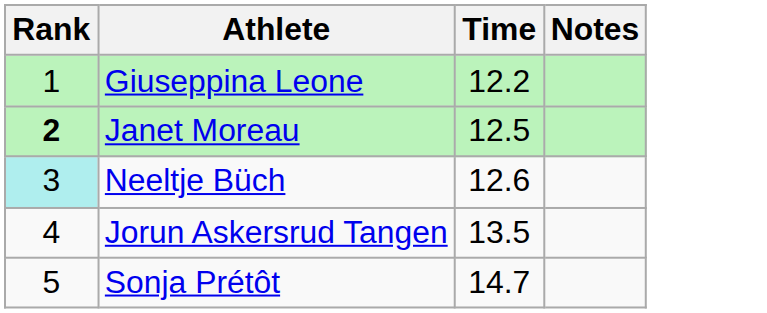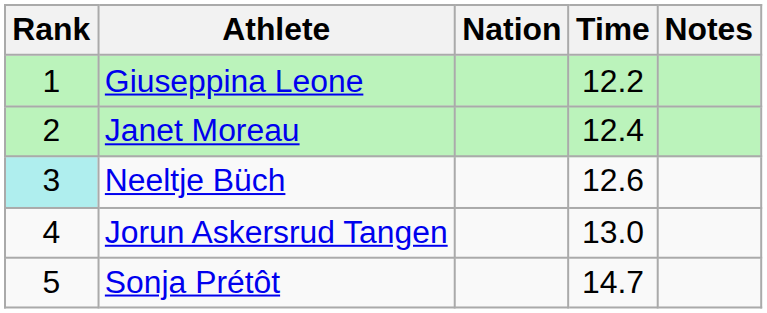+ column: (512, 29)
(51, 130) bold -> (51, 130) normal
(499, 130) 12.5 -> (613, 130) 12.4
(499, 231) 13.5 -> (613, 231) 13.0
